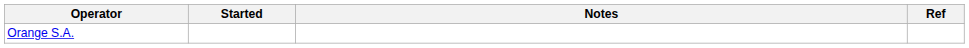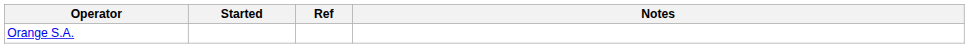columns swapped: (601, 14) <-> (936, 14)
